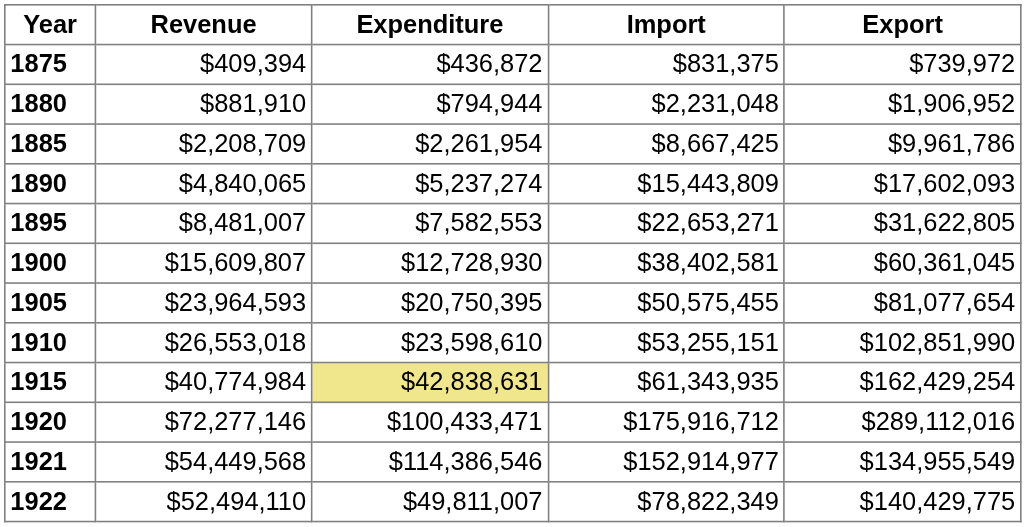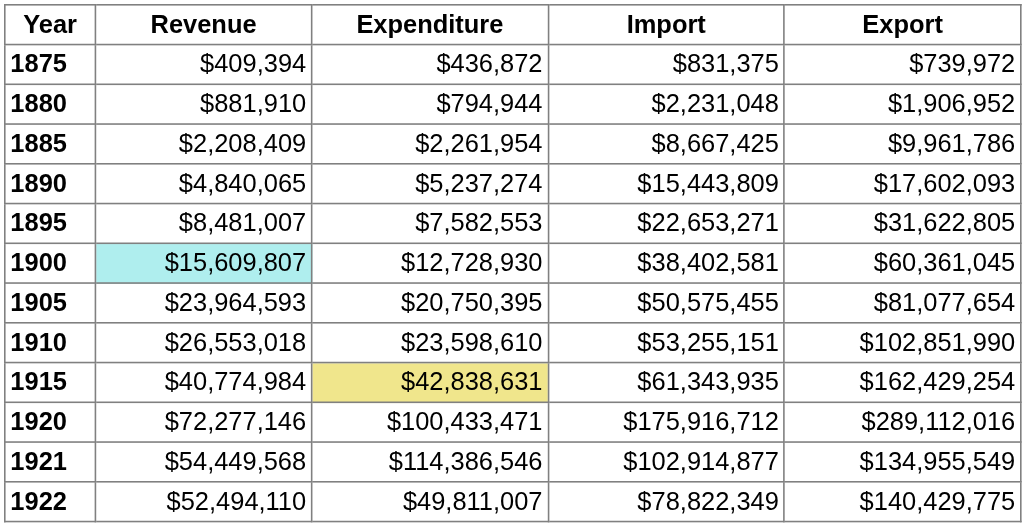(243, 143) $2,208,709 -> (243, 143) $2,208,409
(235, 262) no background -> (235, 262) paleturquoise background
(701, 461) $152,914,977 -> (701, 461) $102,914,877
